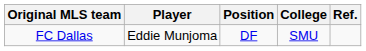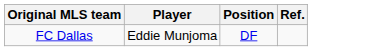- column: (304, 14)
